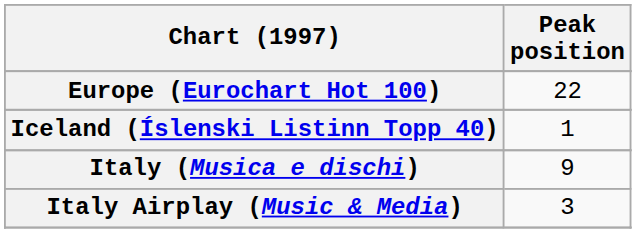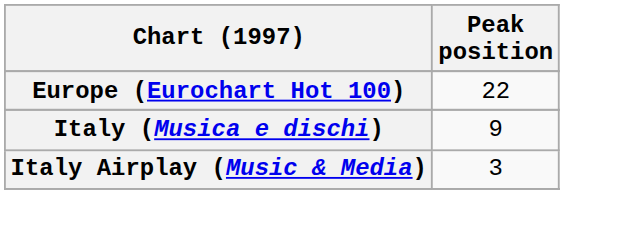- row: (255, 130)
